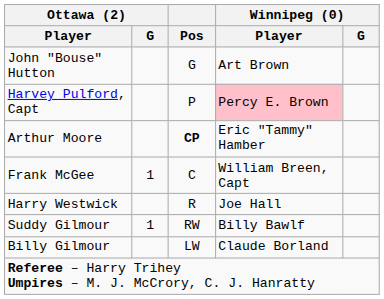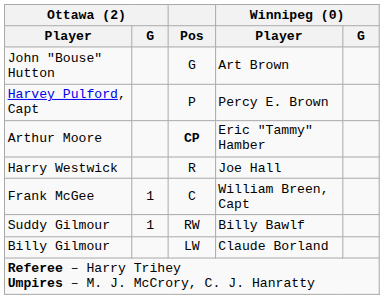(273, 102) pink background -> (273, 102) no background
rows swapped: (63, 204) <-> (51, 175)
